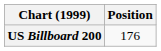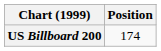(130, 35) 176 -> (130, 35) 174
